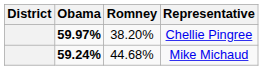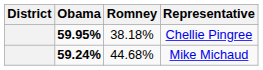(79, 34) 59.97% -> (79, 34) 59.95%
(132, 34) 38.20% -> (132, 34) 38.18%
